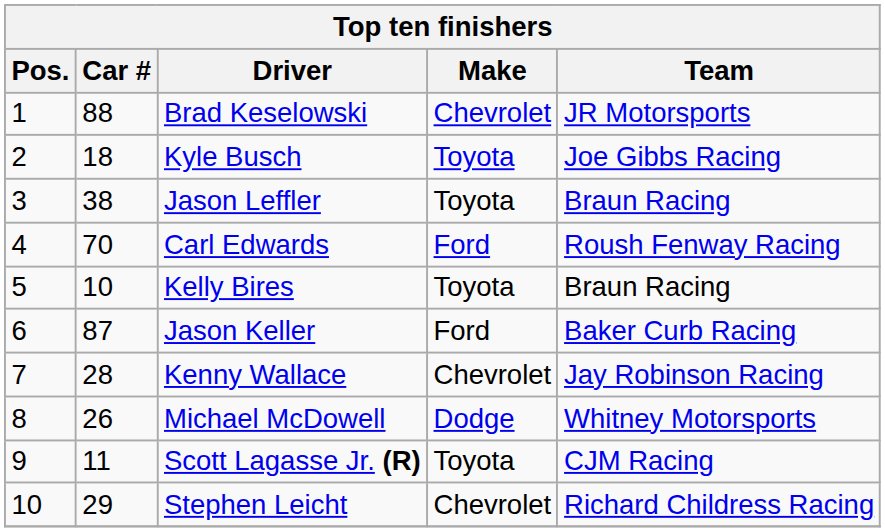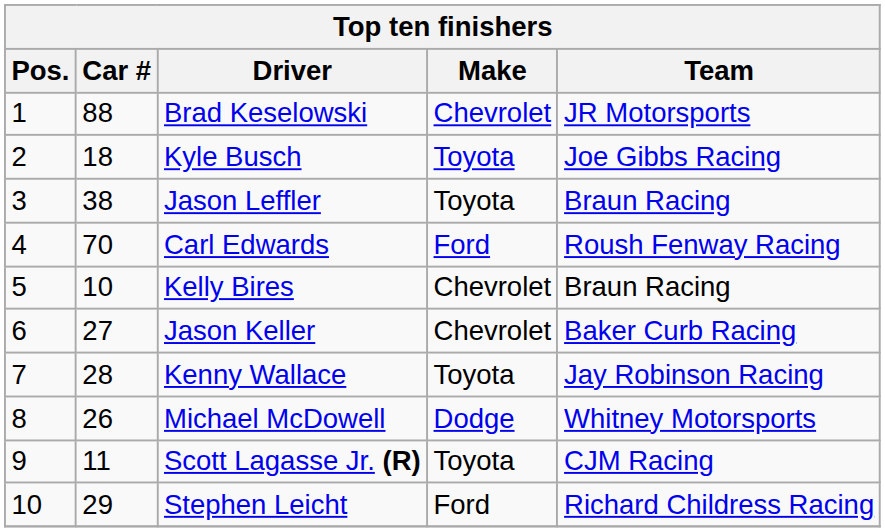(474, 288) Toyota -> (492, 288) Chevrolet
(98, 331) 87 -> (98, 331) 27
(462, 331) Ford -> (492, 331) Chevrolet
(492, 375) Chevrolet -> (474, 375) Toyota
(492, 505) Chevrolet -> (462, 505) Ford
